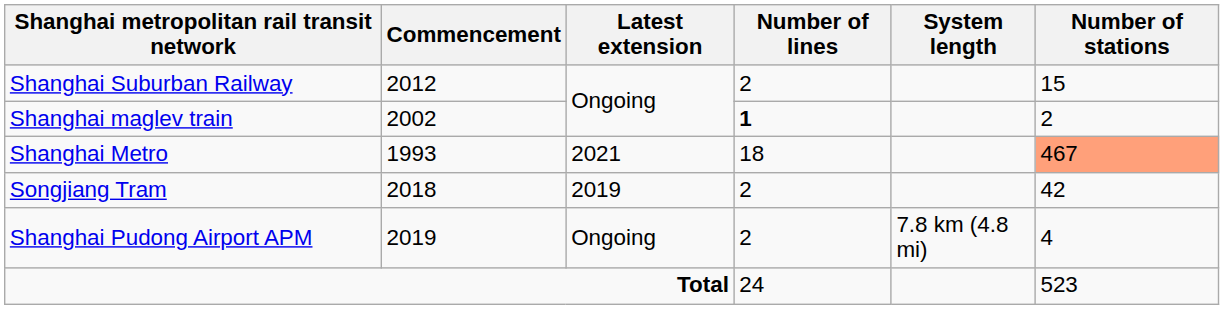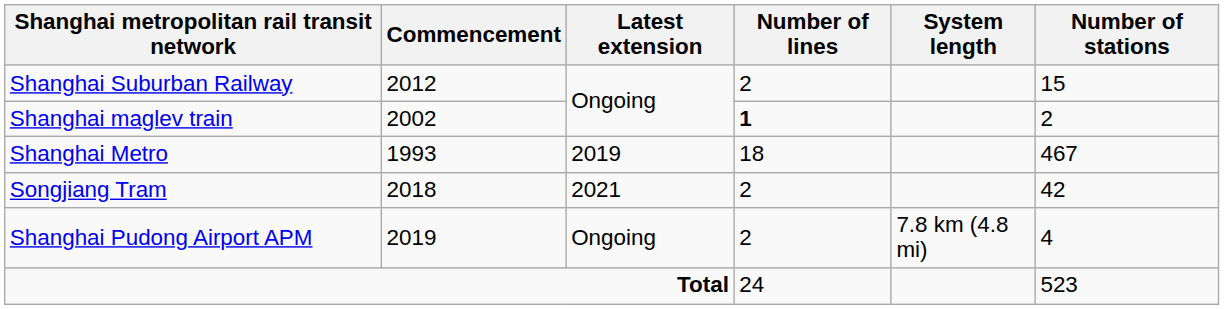(596, 154) 2021 -> (596, 154) 2019
(1059, 154) lightsalmon background -> (1059, 154) no background
(596, 189) 2019 -> (596, 189) 2021
